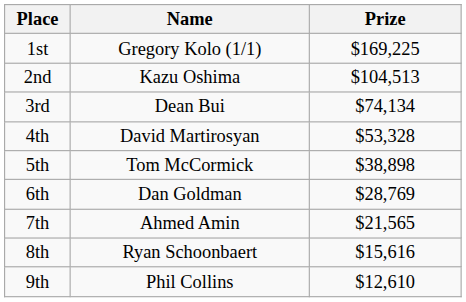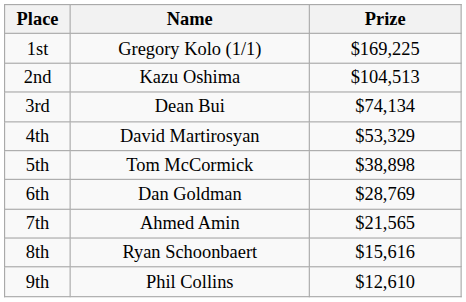(385, 135) $53,328 -> (385, 135) $53,329
